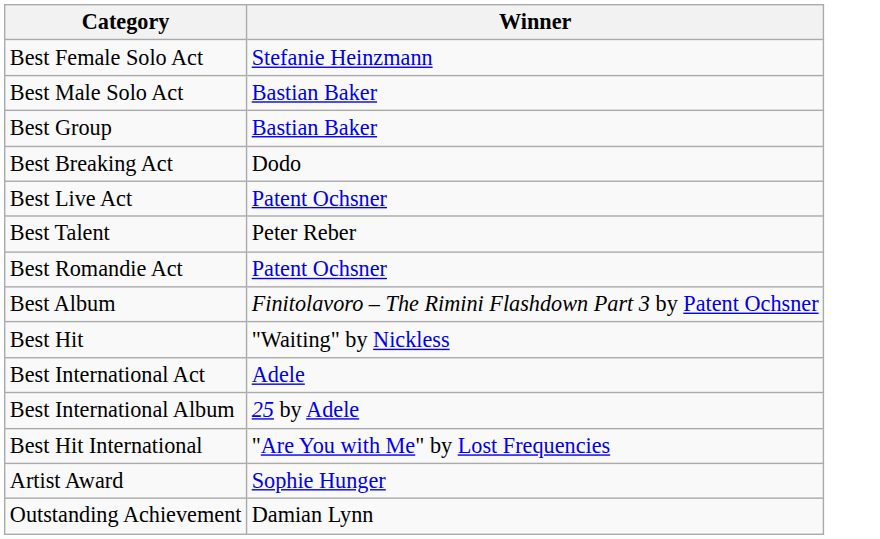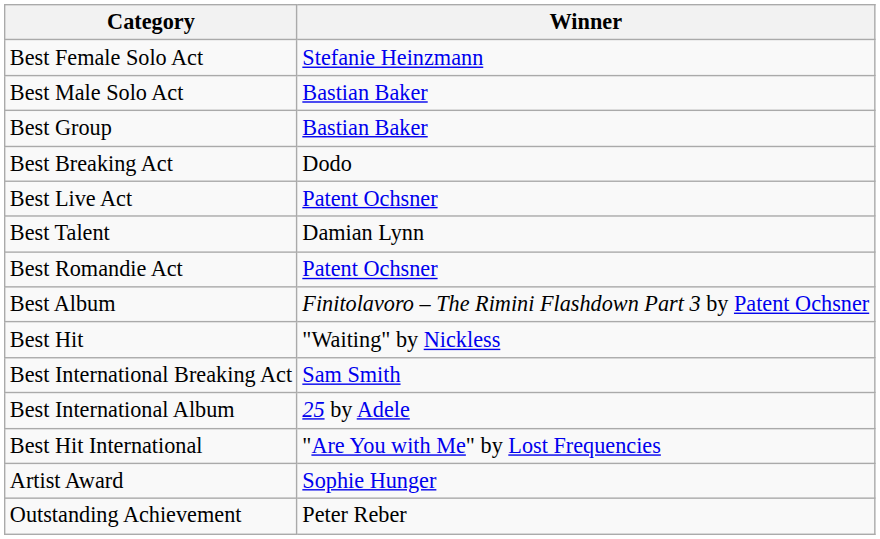(304, 233) Peter Reber -> (363, 233) Damian Lynn
- row: (107, 374)
+ row: (151, 374)
(313, 515) Damian Lynn -> (355, 515) Peter Reber
